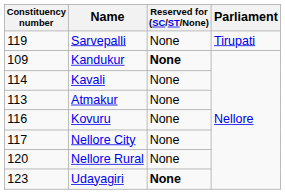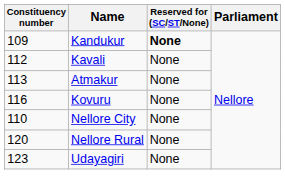- row: (98, 40)
(17, 80) 114 -> (17, 60) 112
(17, 139) 117 -> (17, 119) 110
(165, 179) bold -> (165, 159) normal
